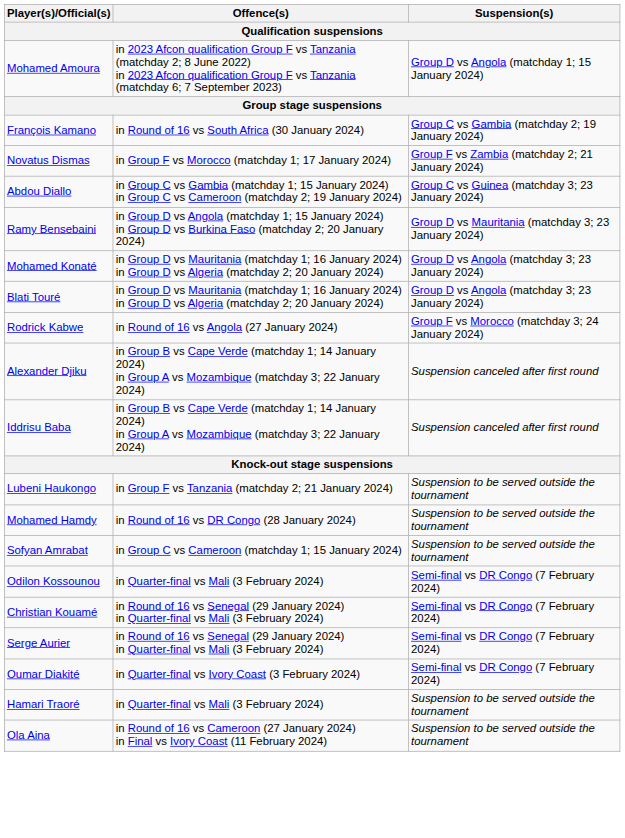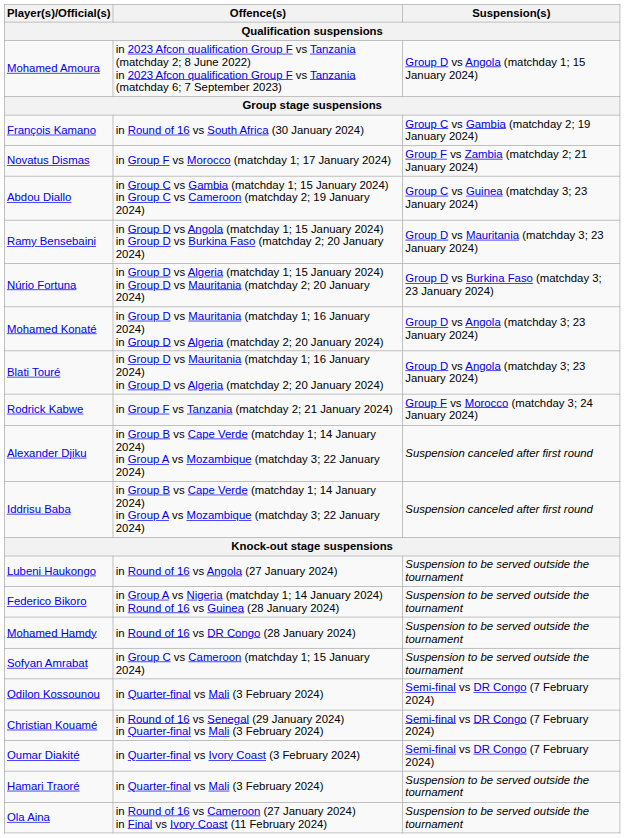+ row: (42, 285)
(227, 327) in Round of 16 vs Angola (27 January 2024) -> (254, 409) in Group F vs Tanzania (matchday 2; 21 January 2024)
(254, 489) in Group F vs Tanzania (matchday 2; 21 January 2024) -> (227, 571) in Round of 16 vs Angola (27 January 2024)
+ row: (47, 602)
- row: (39, 643)
